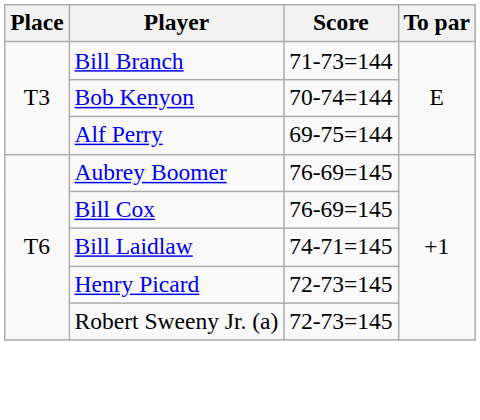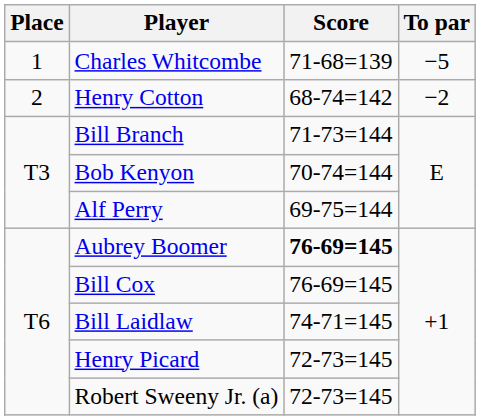+ row: (168, 60)
+ row: (139, 97)
(341, 172) normal -> (341, 246) bold
